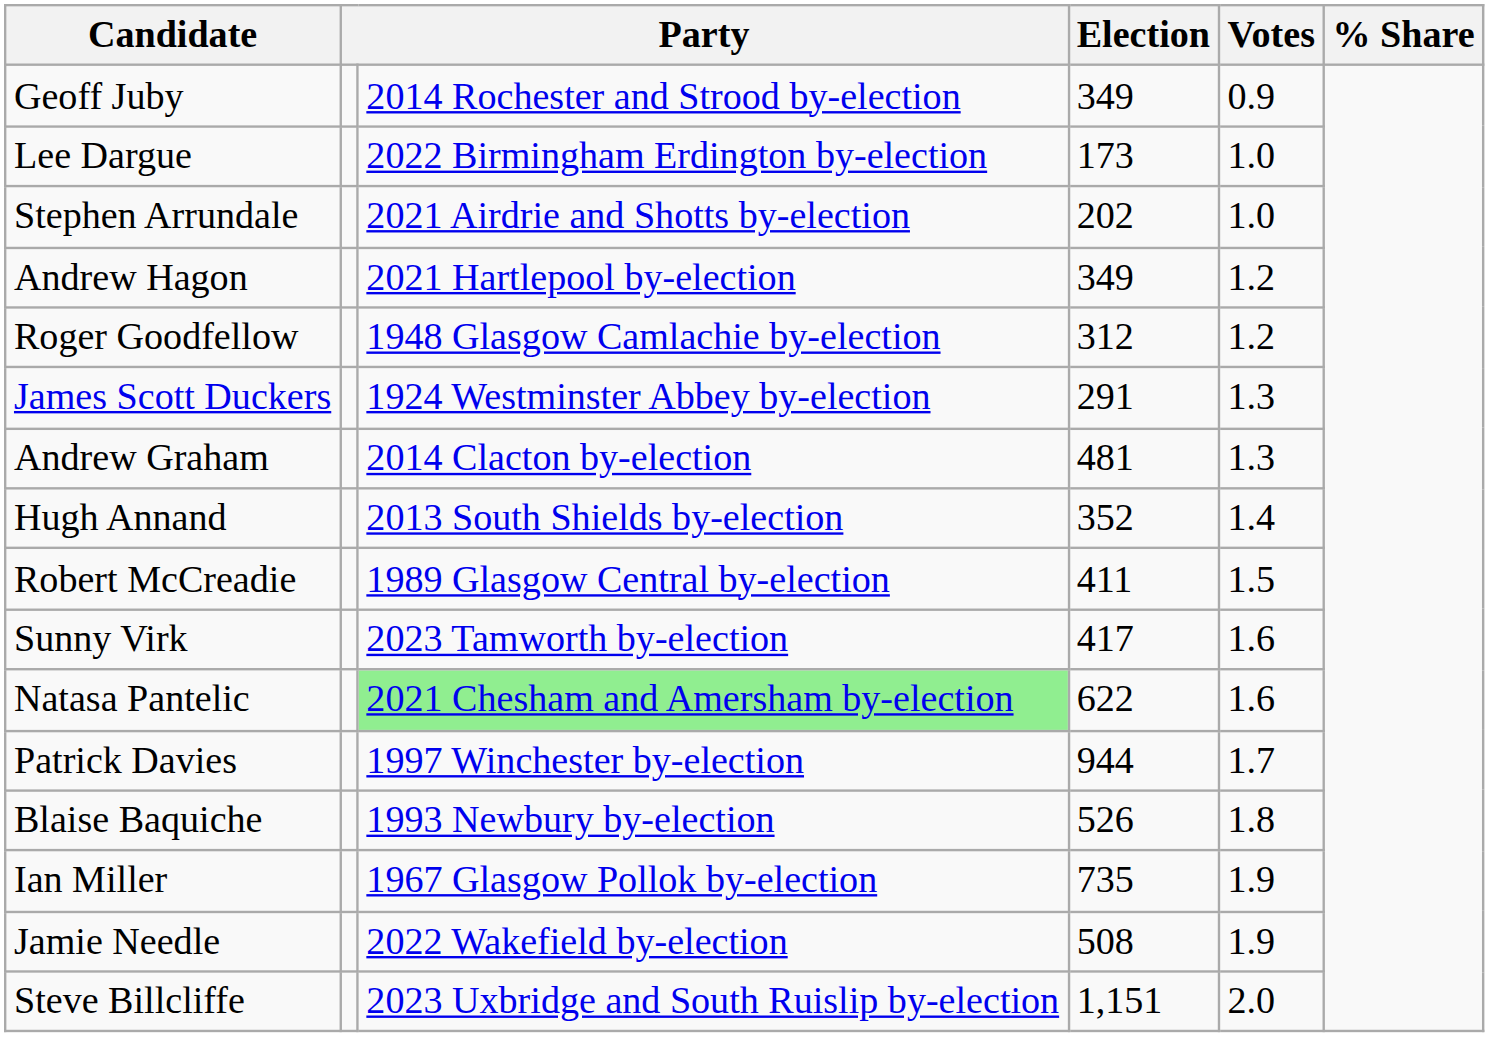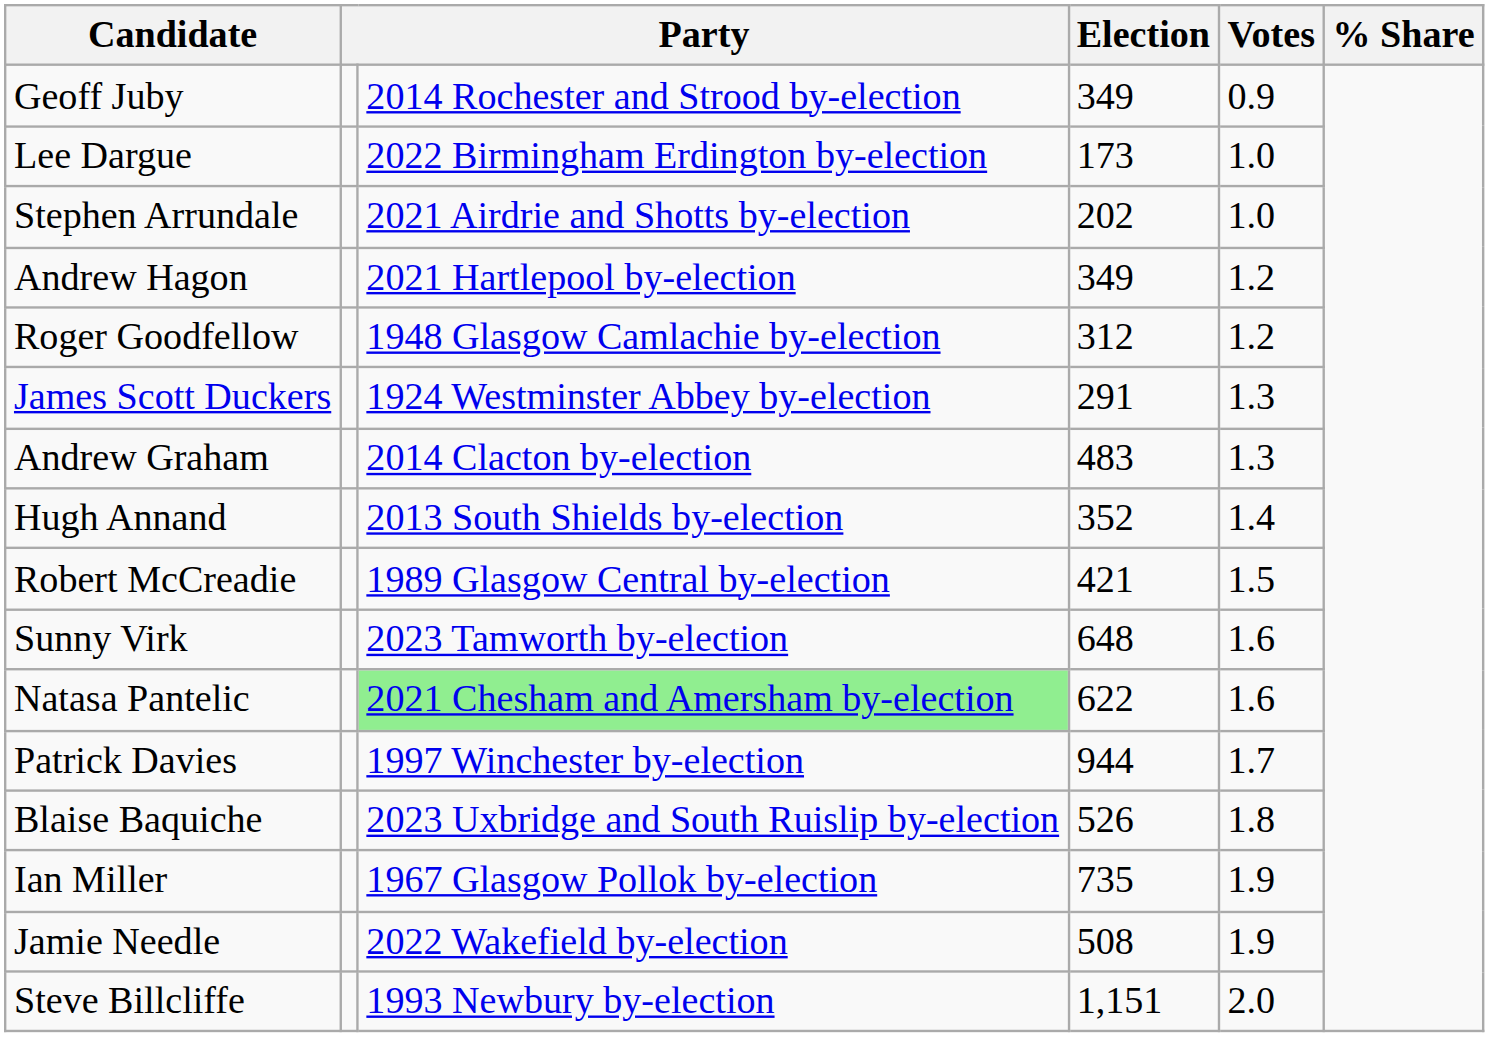(1105, 457) 481 -> (1105, 457) 483
(1105, 578) 411 -> (1105, 578) 421
(1105, 638) 417 -> (1105, 638) 648
(570, 819) 1993 Newbury by-election -> (713, 819) 2023 Uxbridge and South Ruislip by-election
(713, 1000) 2023 Uxbridge and South Ruislip by-election -> (570, 1000) 1993 Newbury by-election
